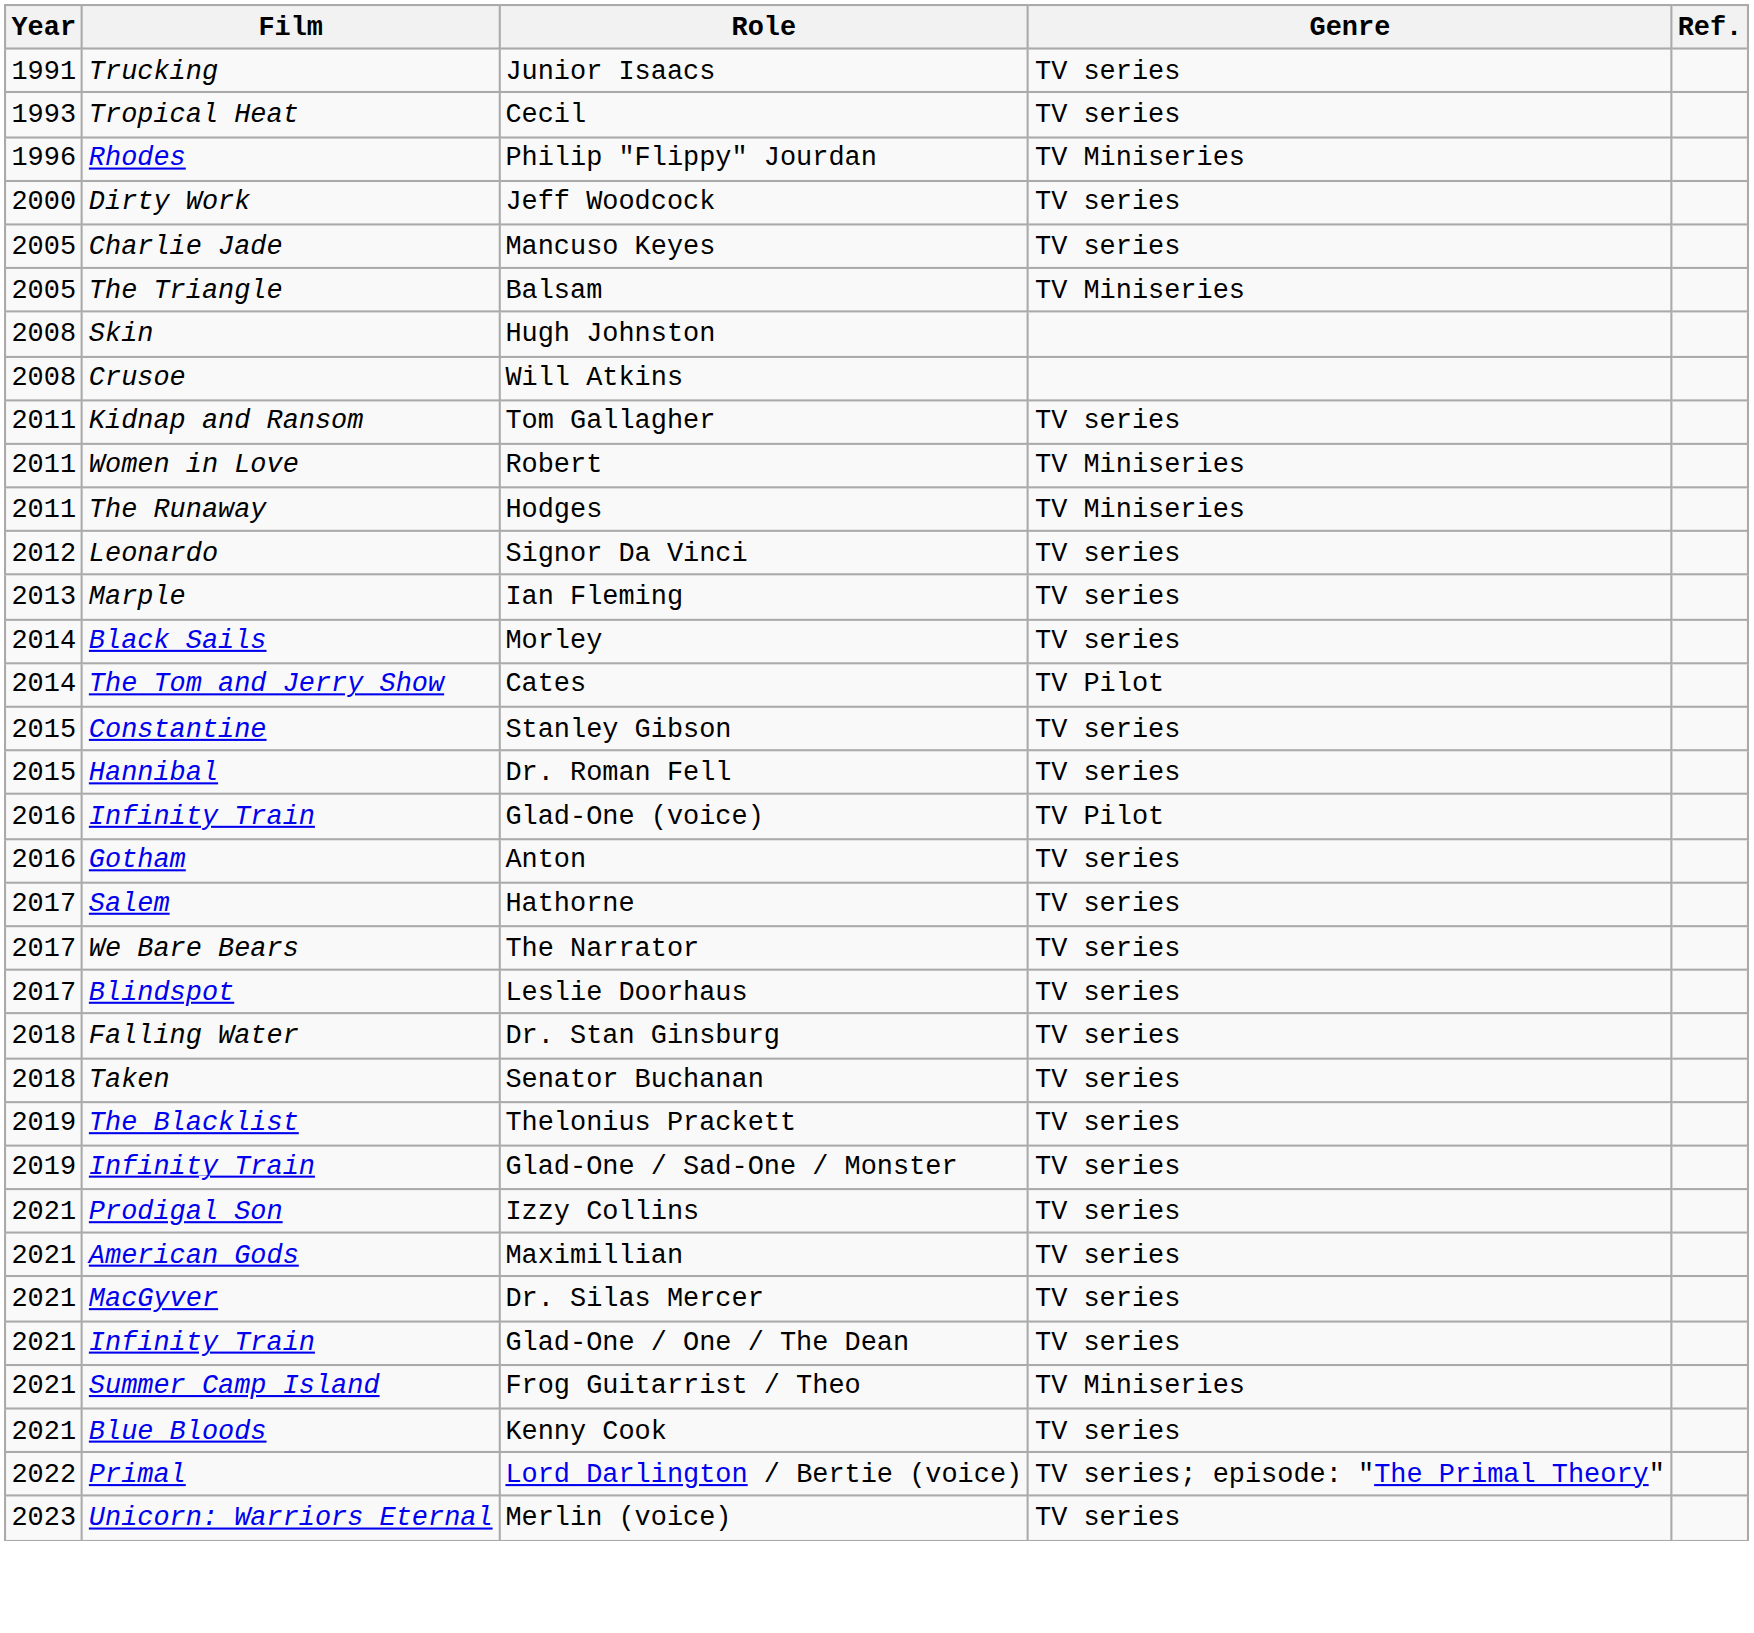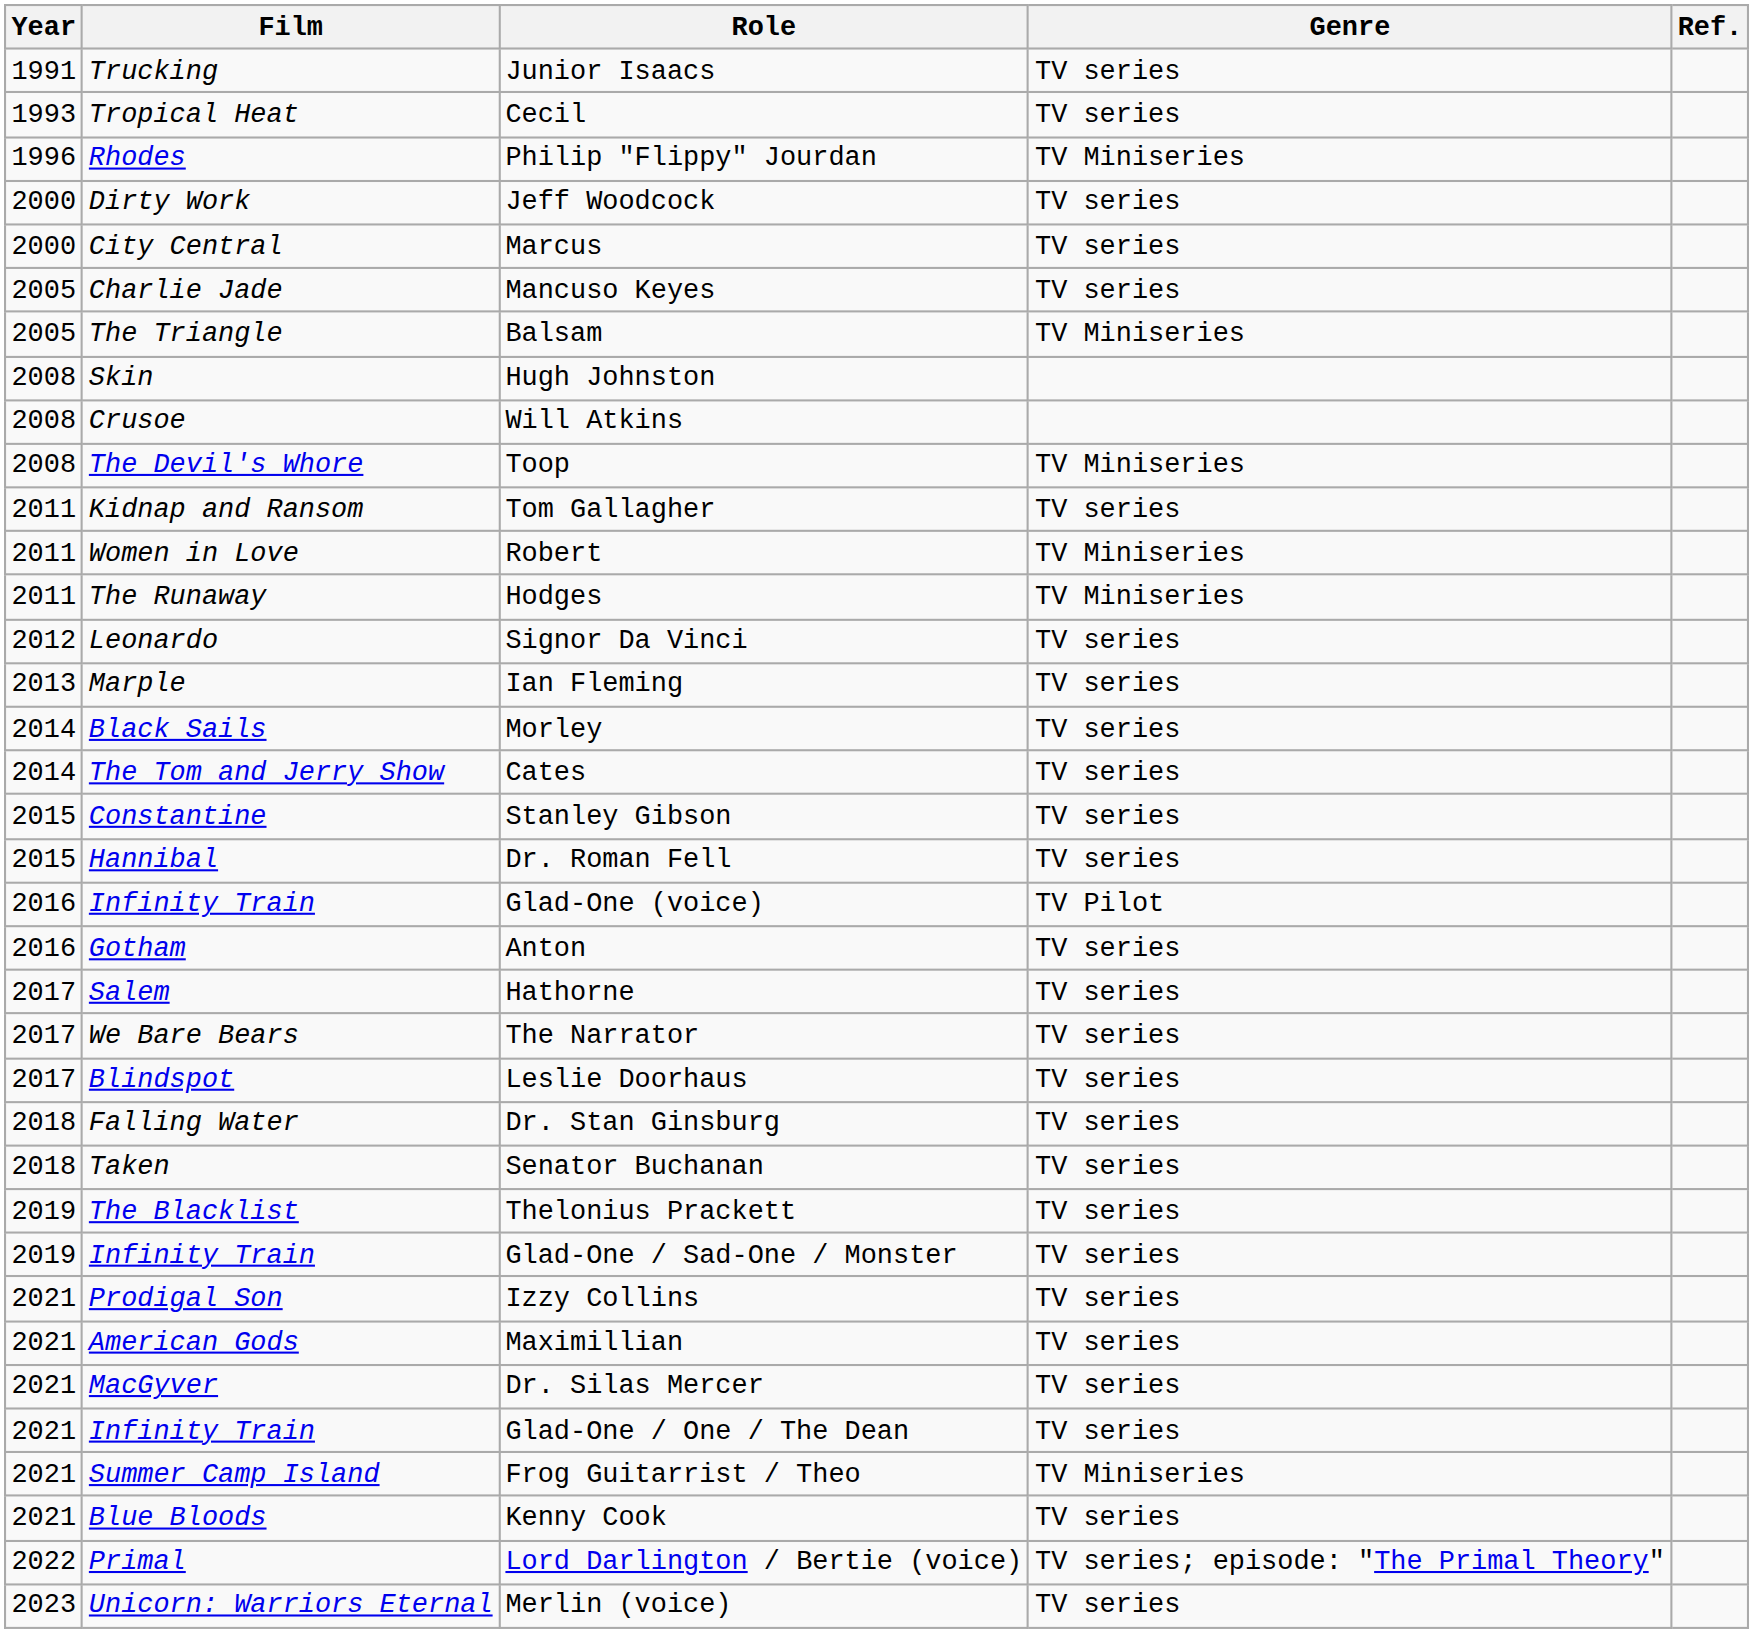+ row: (554, 246)
+ row: (538, 466)
(1100, 685) TV Pilot -> (1108, 773) TV series
